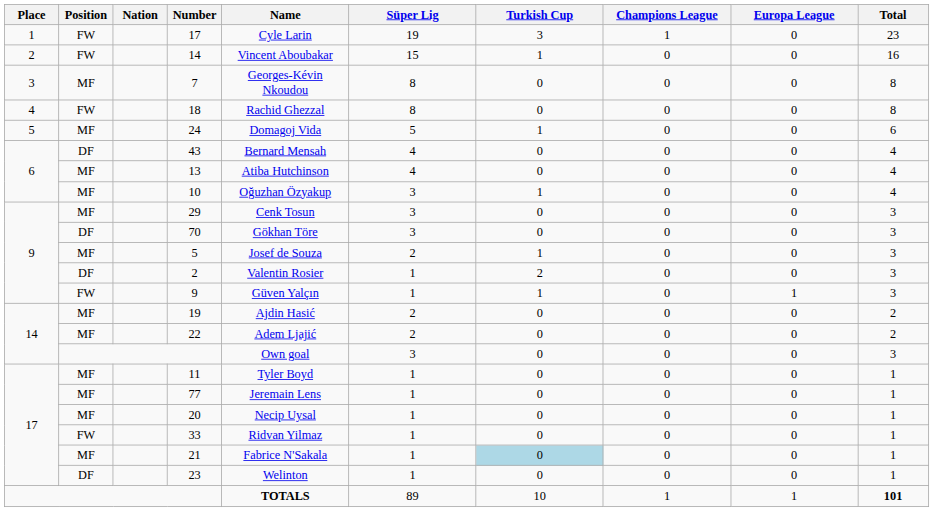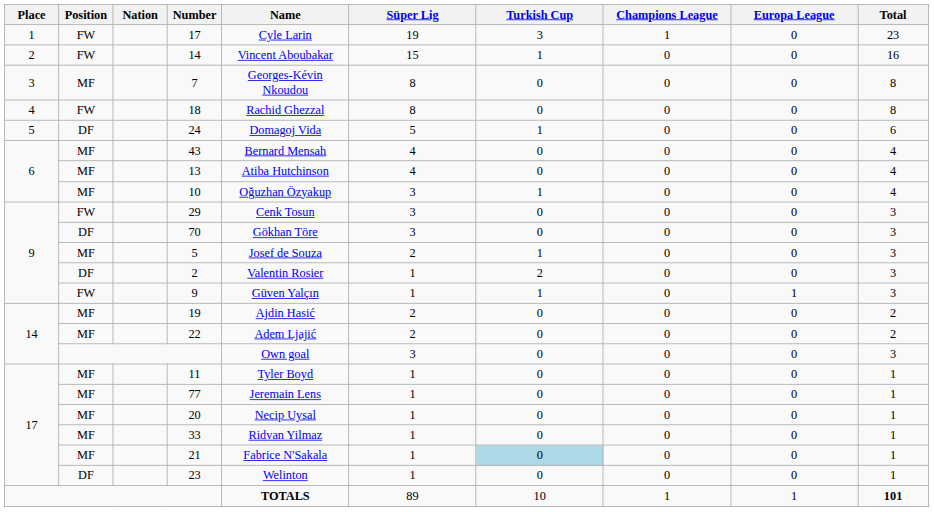(86, 130) MF -> (86, 130) DF
(86, 151) DF -> (86, 151) MF
(86, 212) MF -> (86, 212) FW
(86, 435) FW -> (86, 435) MF
